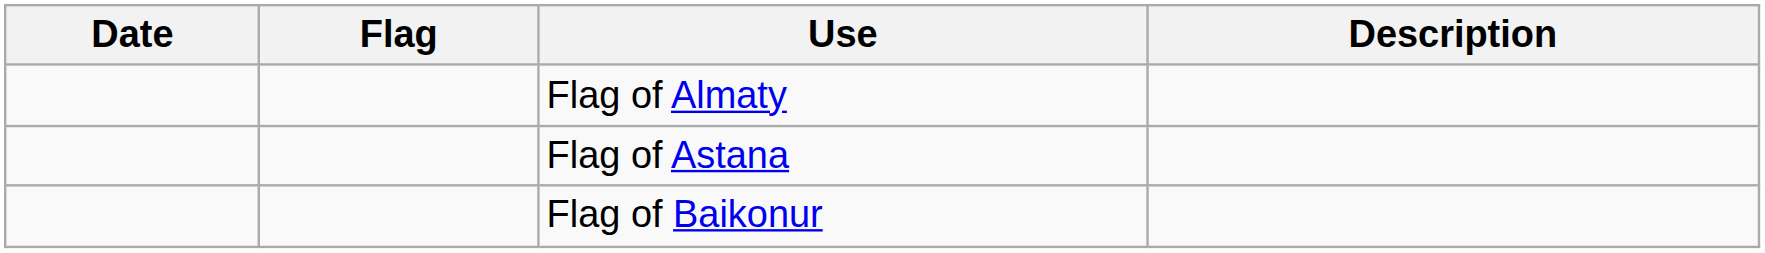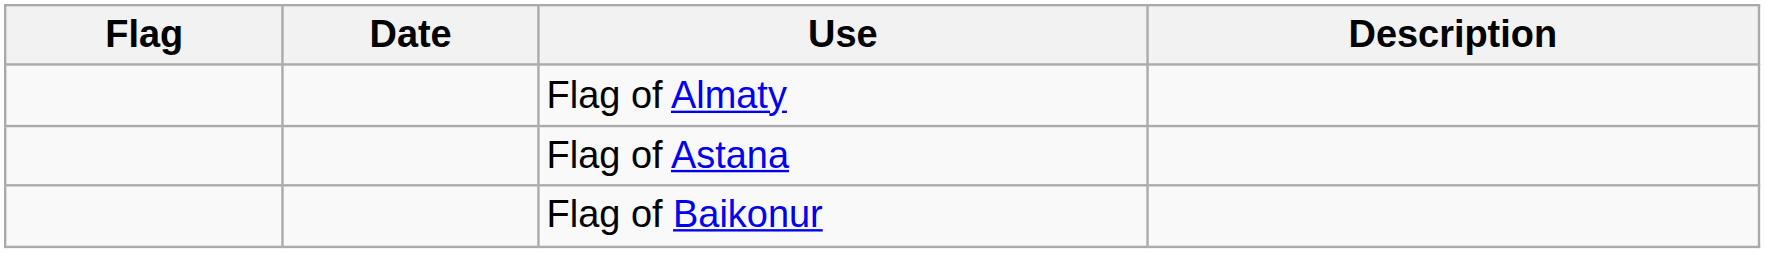columns swapped: (399, 34) <-> (132, 34)
